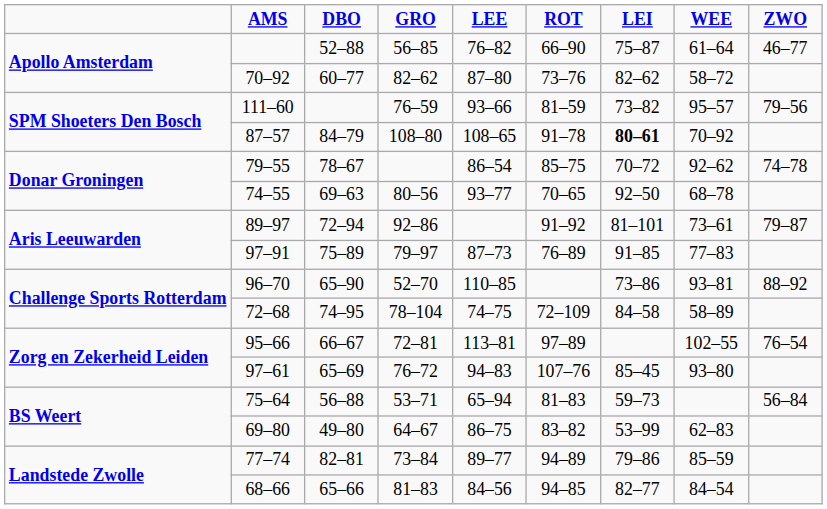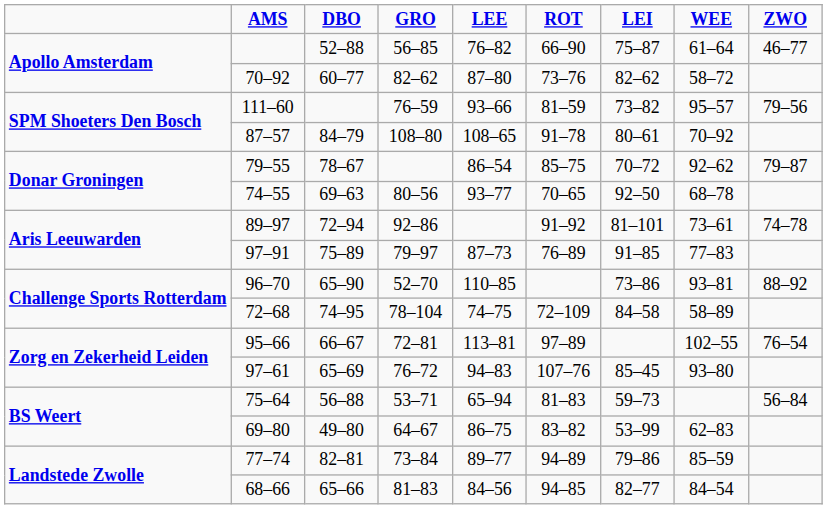(637, 136) bold -> (637, 136) normal
(785, 165) 74–78 -> (785, 165) 79–87
(785, 224) 79–87 -> (785, 224) 74–78
